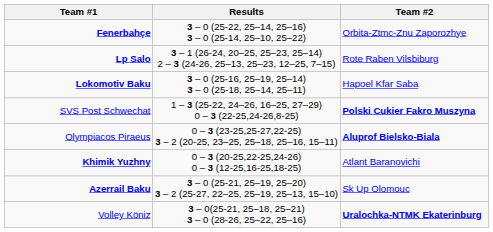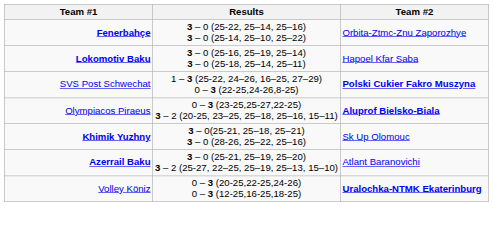- row: (133, 58)
(246, 162) 0 – 3 (20-25,22-25,24-26) 0 – 3 (12-25,16-25,18-25) -> (246, 136) 3 – 0(25-21, 25–18, 25–21) 3 – 0 (28-26, 25–22, 25–16)
(381, 162) Atlant Baranovichi -> (376, 136) Sk Up Olomouc
(376, 188) Sk Up Olomouc -> (381, 162) Atlant Baranovichi
(246, 214) 3 – 0(25-21, 25–18, 25–21) 3 – 0 (28-26, 25–22, 25–16) -> (246, 188) 0 – 3 (20-25,22-25,24-26) 0 – 3 (12-25,16-25,18-25)
